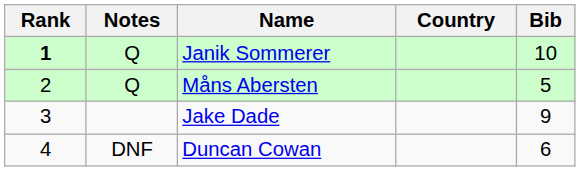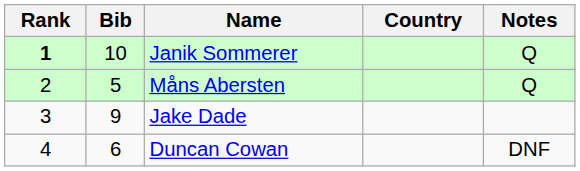columns swapped: (546, 20) <-> (132, 20)
